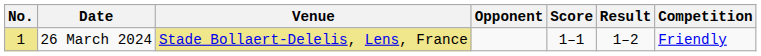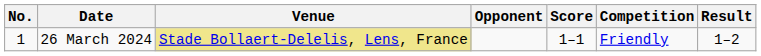columns swapped: (626, 16) <-> (705, 16)
(21, 40) khaki background -> (21, 40) no background
